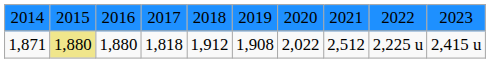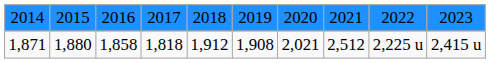(73, 44) khaki background -> (73, 44) no background
(118, 44) 1,880 -> (118, 44) 1,858
(301, 44) 2,022 -> (301, 44) 2,021
